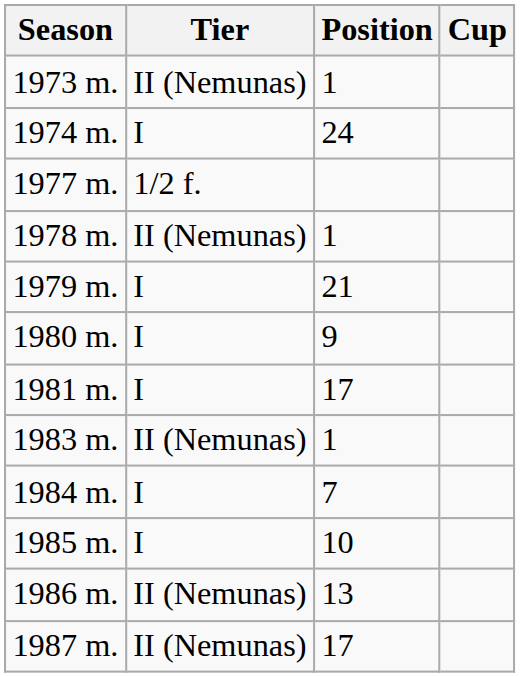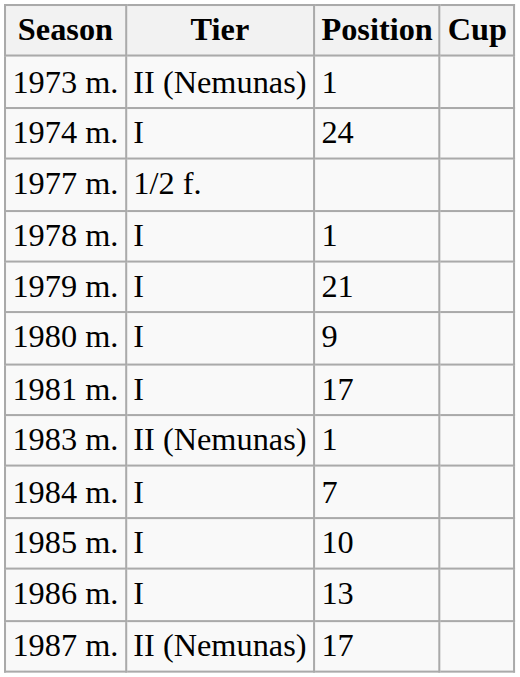(220, 235) II (Nemunas) -> (139, 235) I
(220, 593) II (Nemunas) -> (139, 593) I
